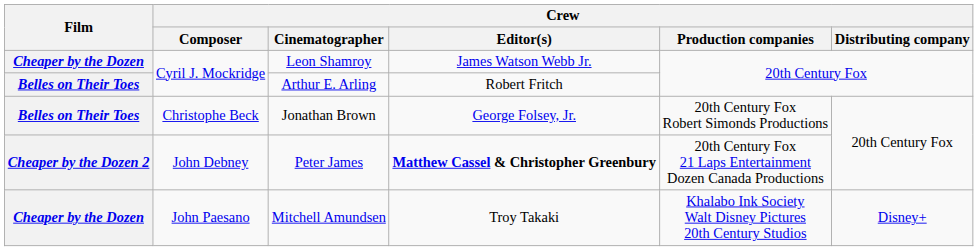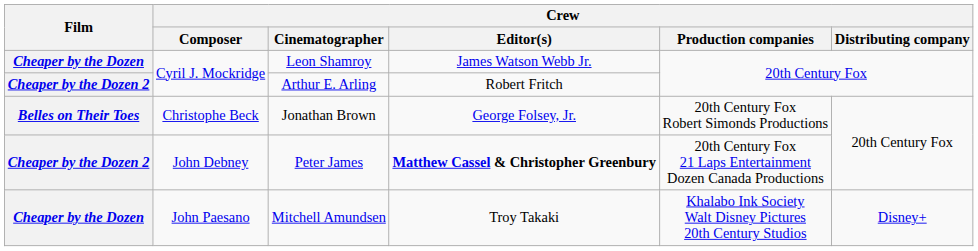(79, 84) Belles on Their Toes -> (79, 84) Cheaper by the Dozen 2
